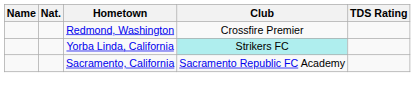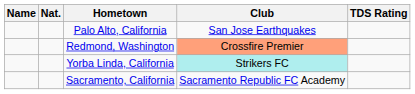+ row: (120, 30)
(262, 30) no background -> (262, 47) lightsalmon background
